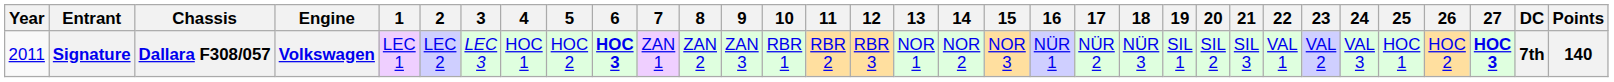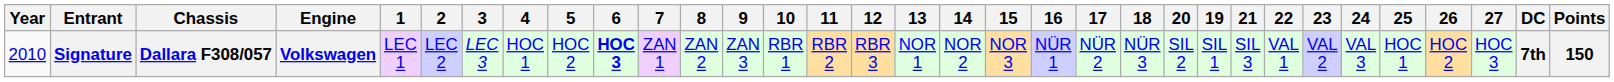columns swapped: (1180, 18) <-> (1213, 18)
(27, 53) 2011 -> (27, 53) 2010
(1493, 53) bold -> (1494, 53) normal
(1578, 53) 140 -> (1580, 53) 150
